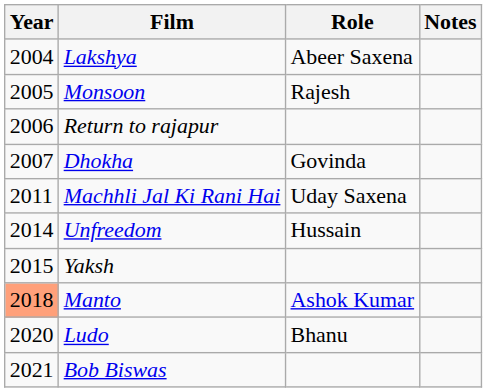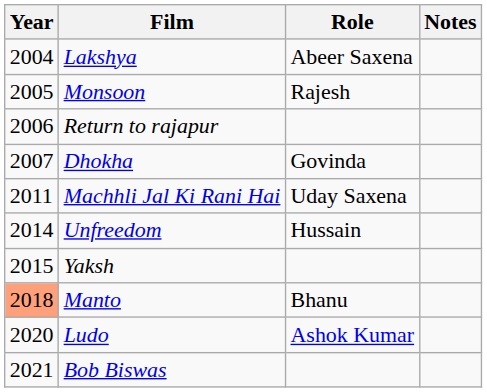(352, 299) Ashok Kumar -> (319, 299) Bhanu
(319, 334) Bhanu -> (352, 334) Ashok Kumar
